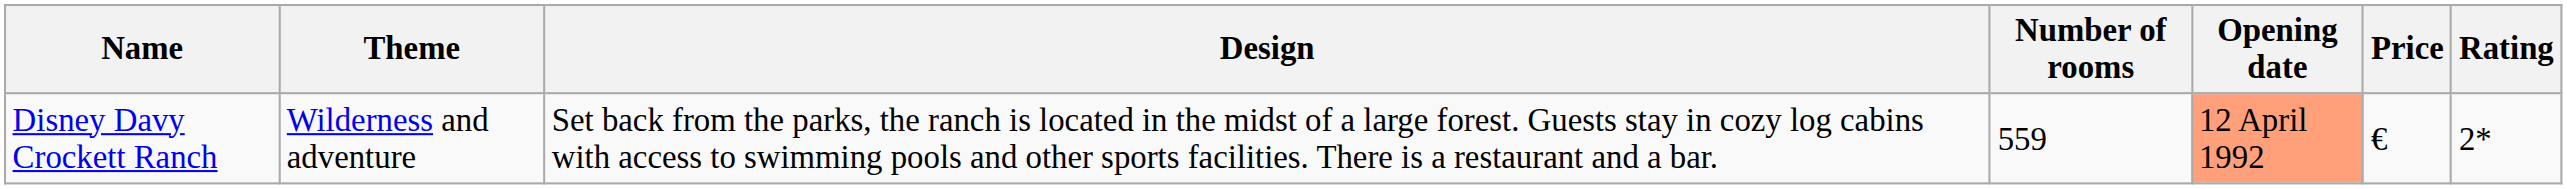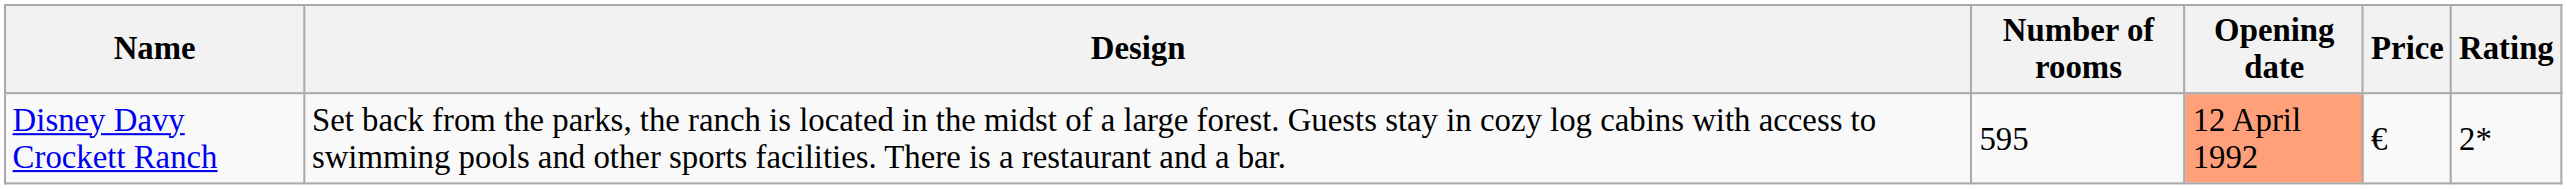- column: (412, 48)
(2022, 137) 559 -> (2004, 137) 595
